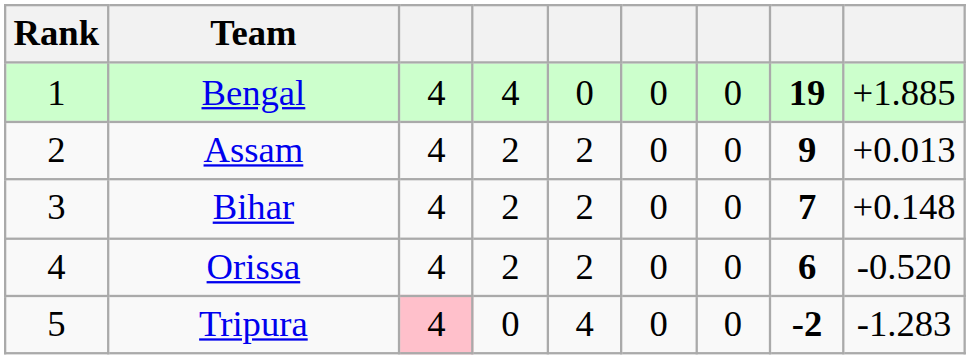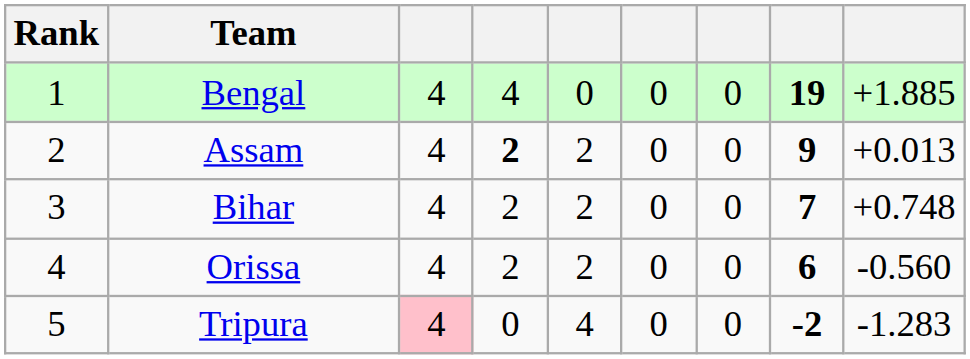(510, 149) normal -> (510, 149) bold
(904, 207) +0.148 -> (904, 207) +0.748
(904, 265) -0.520 -> (904, 265) -0.560
